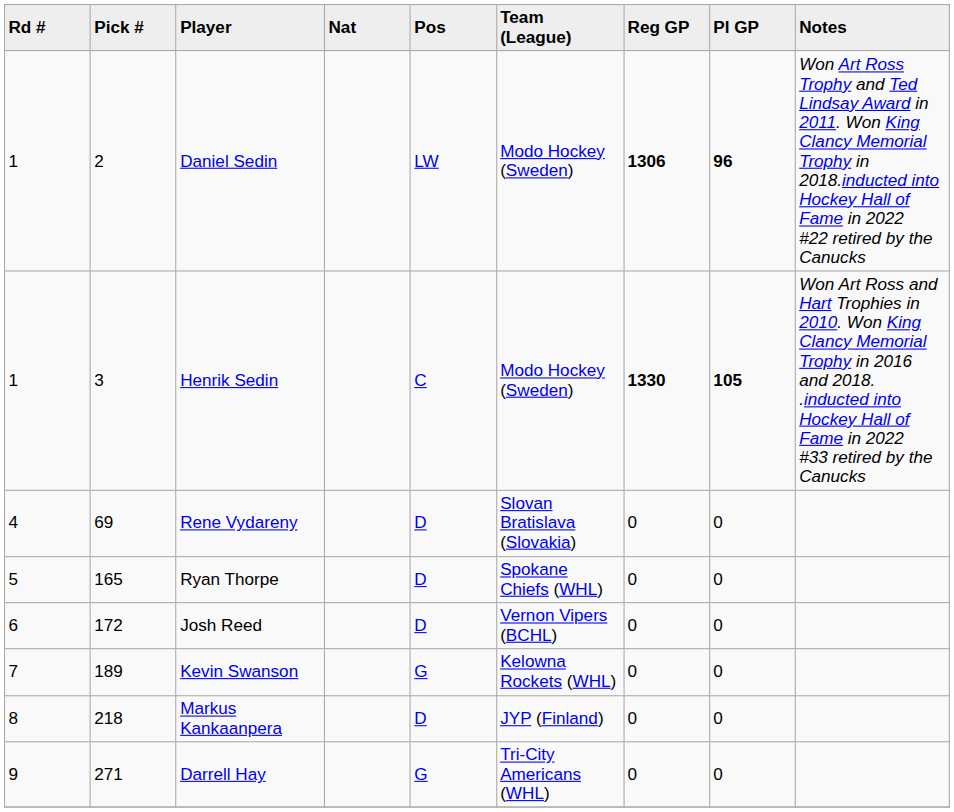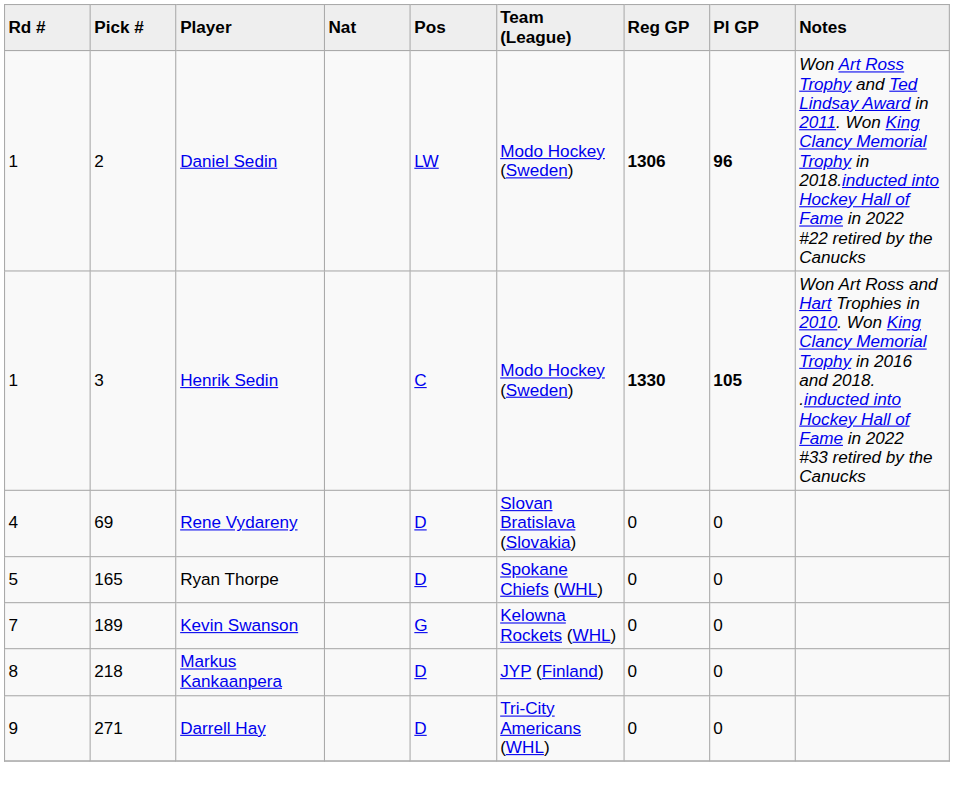- row: (221, 625)
(421, 774) G -> (421, 728) D
